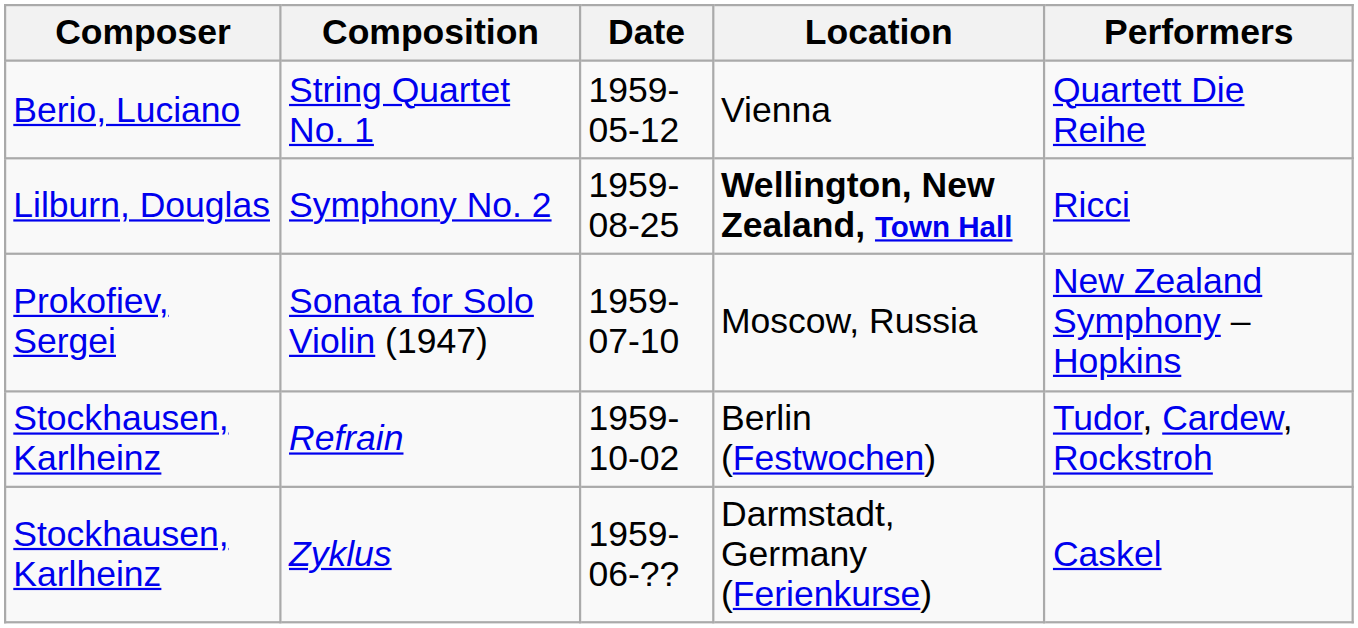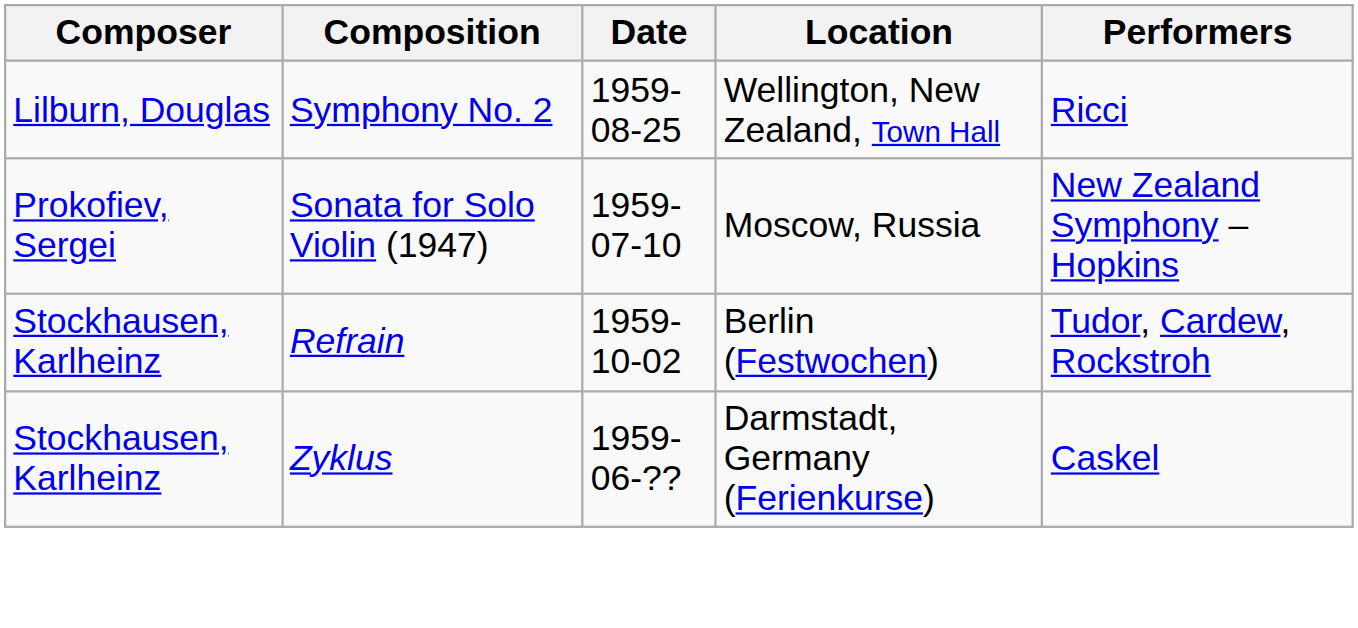- row: (400, 108)
(867, 205) bold -> (862, 108) normal
